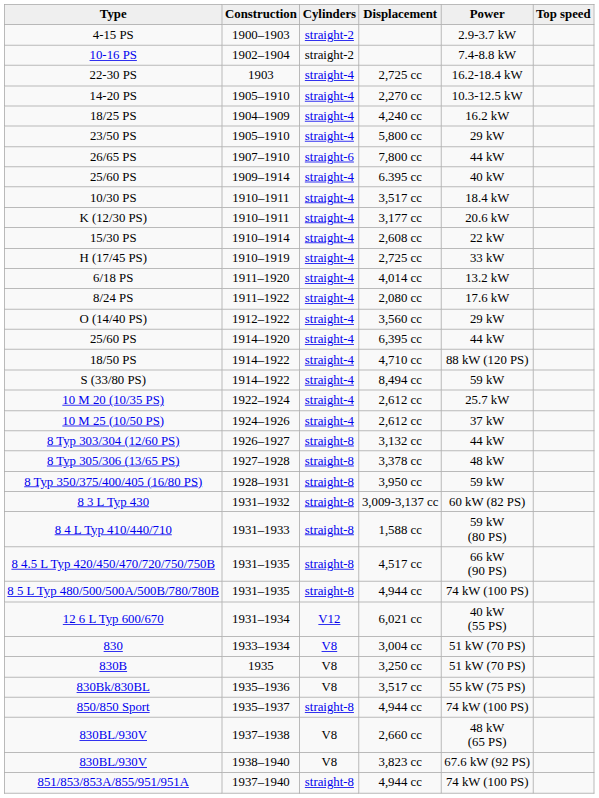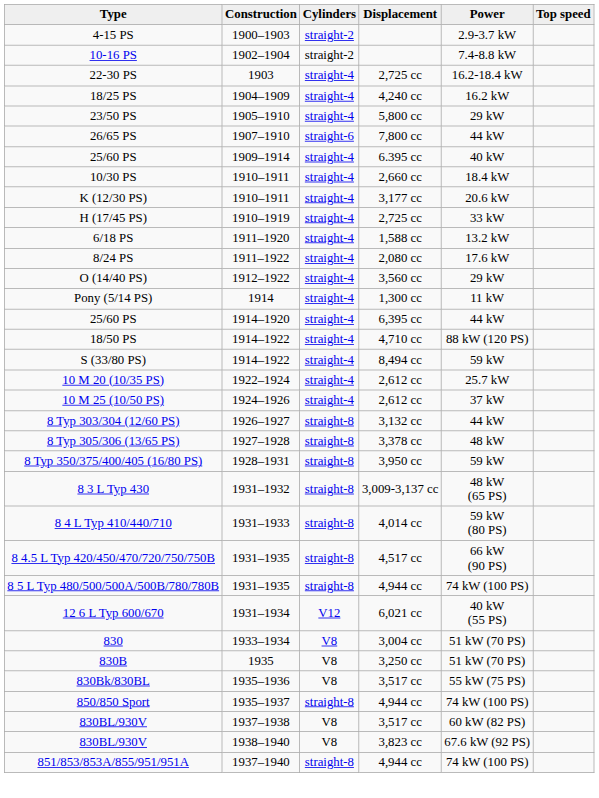- row: (113, 95)
(400, 197) 3,517 cc -> (400, 177) 2,660 cc
- row: (113, 237)
(400, 278) 4,014 cc -> (400, 237) 1,588 cc
+ row: (113, 298)
(487, 501) 60 kW (82 PS) -> (487, 488) 48 kW (65 PS)
(400, 529) 1,588 cc -> (400, 523) 4,014 cc
(400, 734) 2,660 cc -> (400, 721) 3,517 cc
(487, 734) 48 kW (65 PS) -> (487, 721) 60 kW (82 PS)
